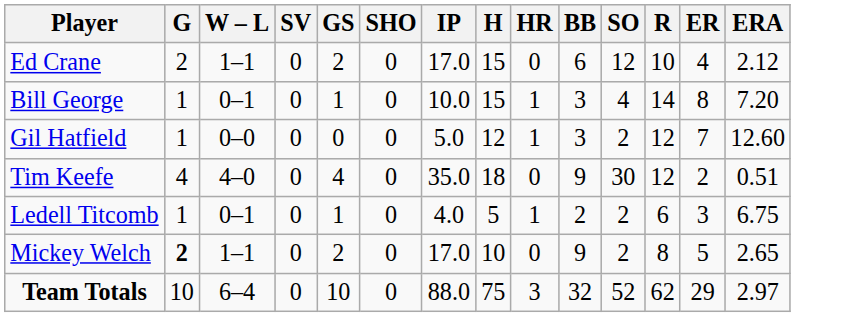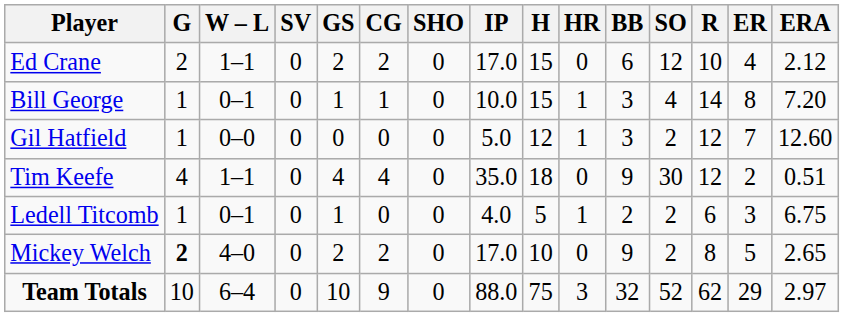+ column: (384, 23)
(237, 176) 4–0 -> (237, 176) 1–1
(237, 253) 1–1 -> (237, 253) 4–0
